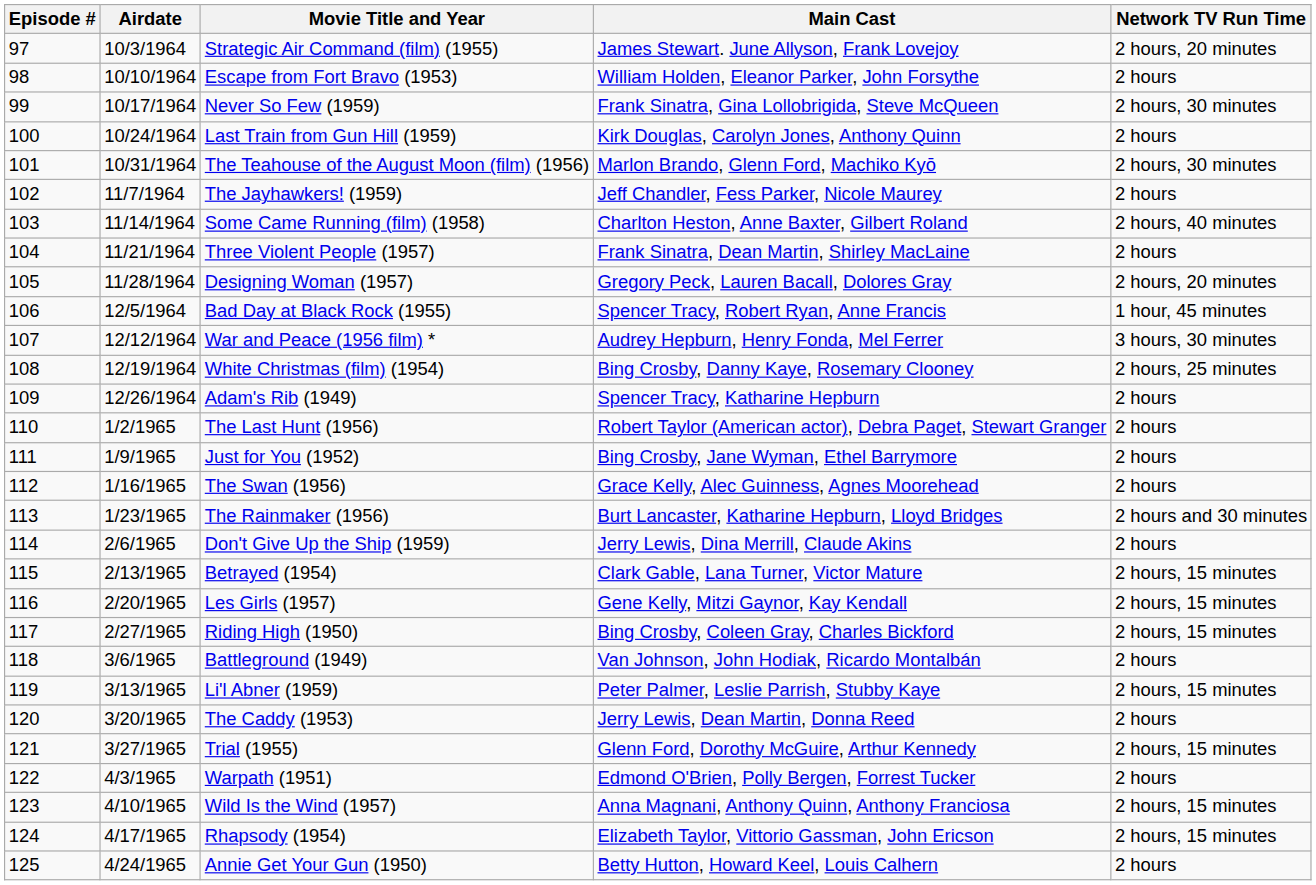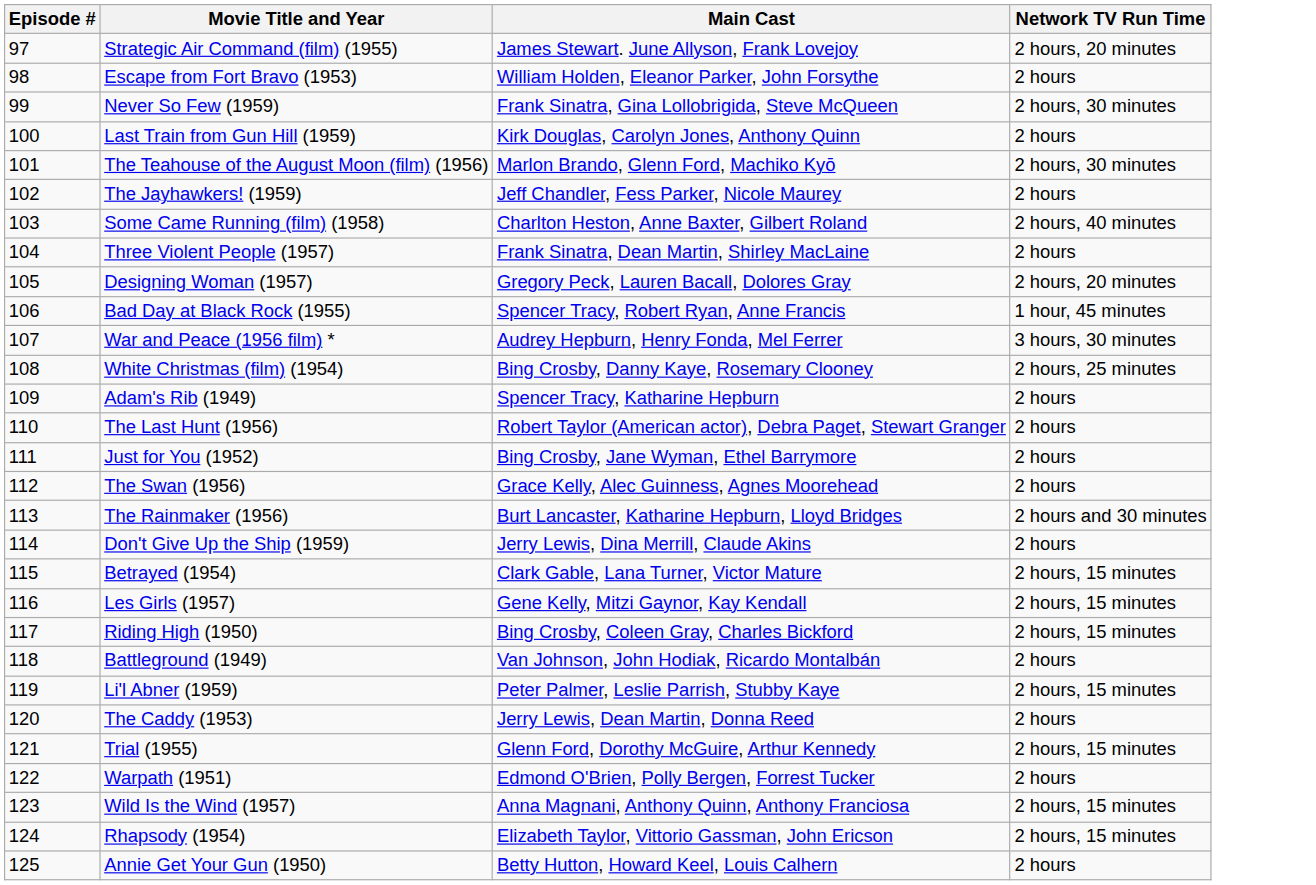- column: (150, 19)
